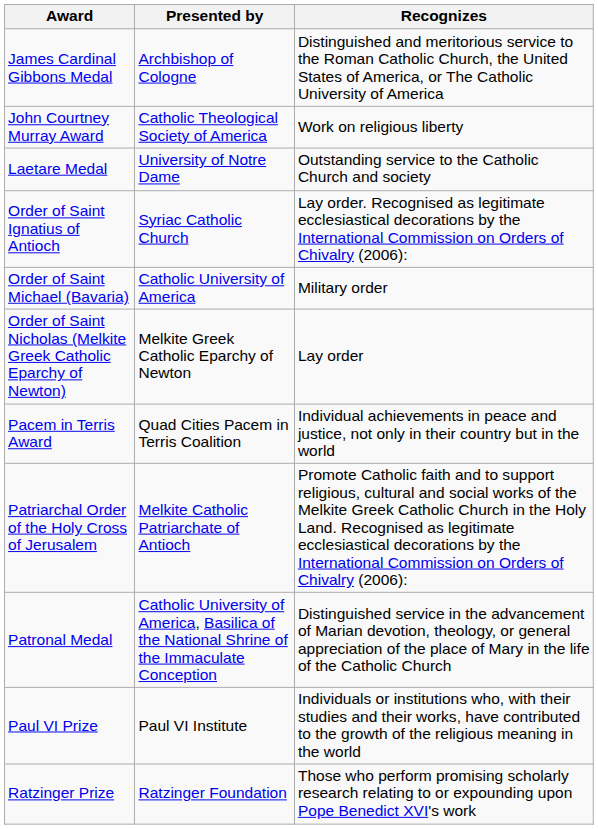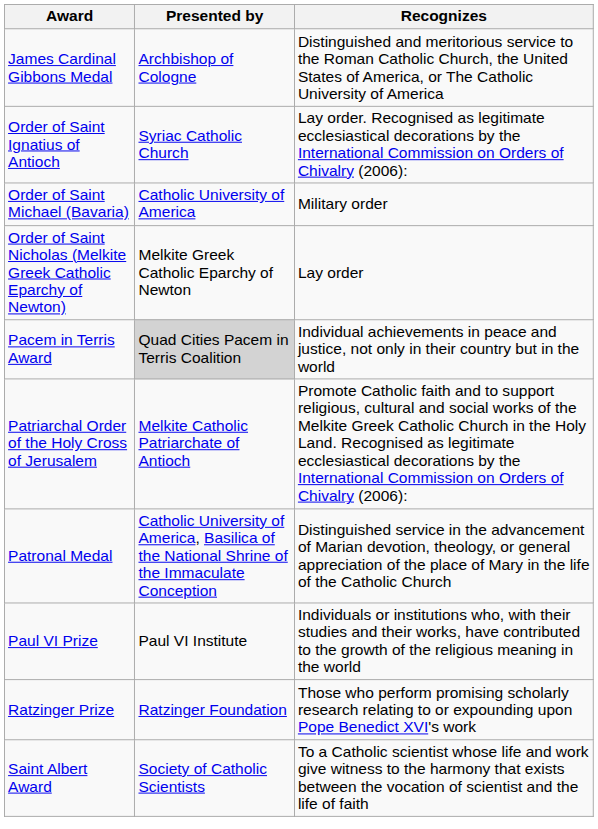- row: (59, 127)
- row: (58, 169)
(214, 433) no background -> (214, 349) lightgrey background
+ row: (48, 778)
